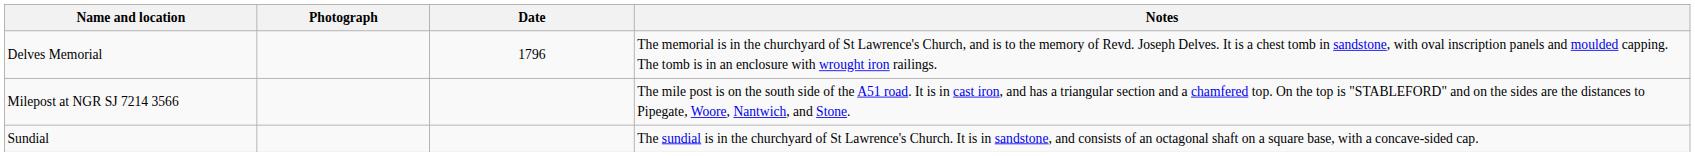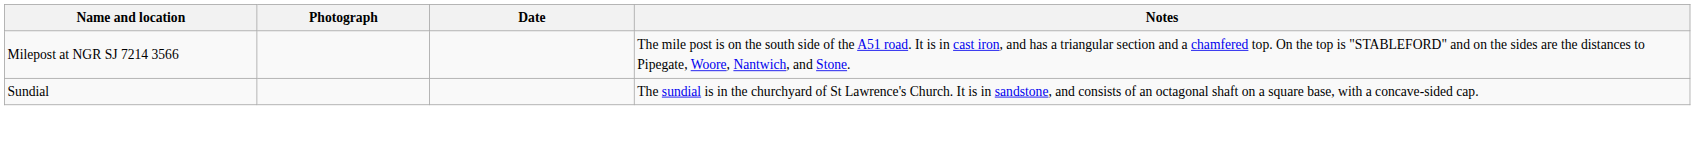- row: (55, 54)
